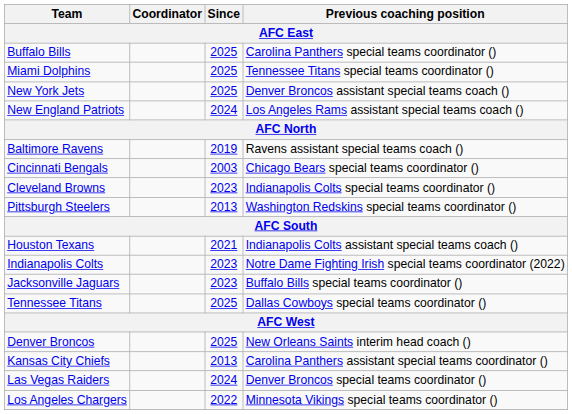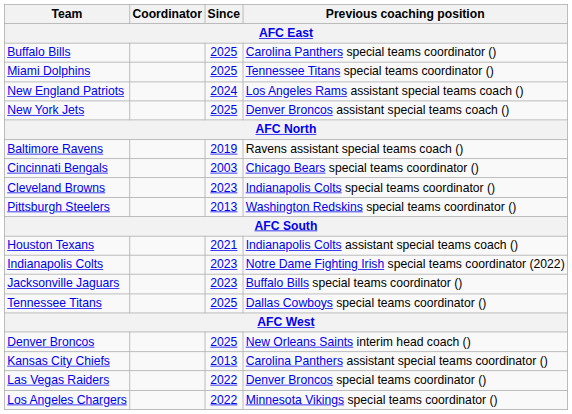rows swapped: (66, 110) <-> (46, 91)
(224, 380) 2024 -> (224, 380) 2022
